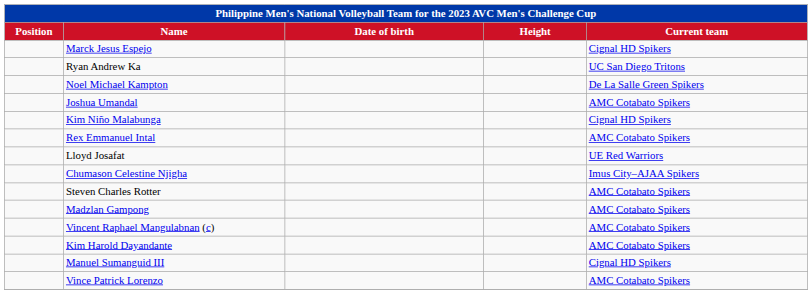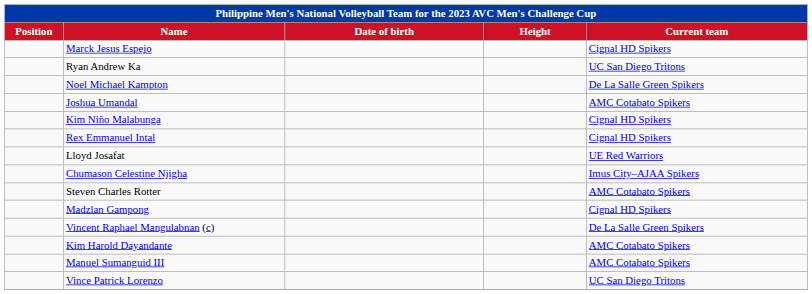(639, 138) AMC Cotabato Spikers -> (630, 138) Cignal HD Spikers
(639, 209) AMC Cotabato Spikers -> (630, 209) Cignal HD Spikers
(639, 227) AMC Cotabato Spikers -> (646, 227) De La Salle Green Spikers
(630, 263) Cignal HD Spikers -> (639, 263) AMC Cotabato Spikers
(639, 280) AMC Cotabato Spikers -> (637, 280) UC San Diego Tritons
